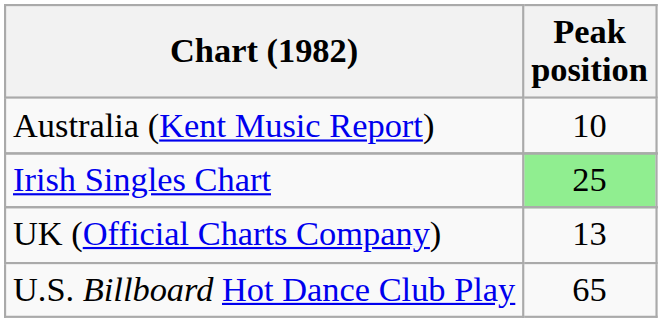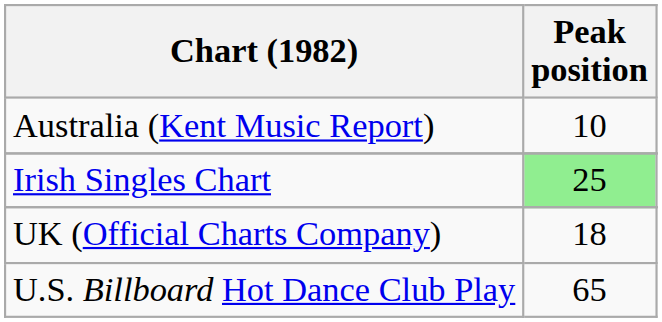(589, 234) 13 -> (589, 234) 18
